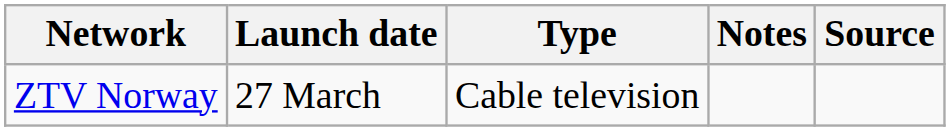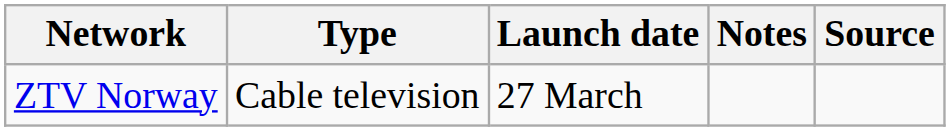columns swapped: (577, 34) <-> (336, 34)
